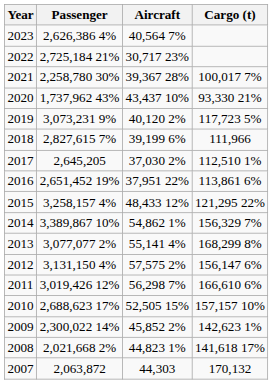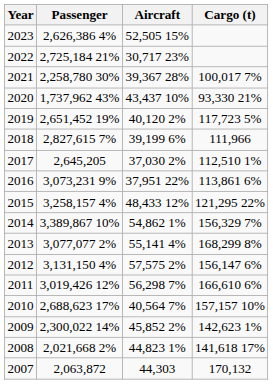(157, 35) 40,564 7% -> (157, 35) 52,505 15%
(80, 118) 3,073,231 9% -> (80, 118) 2,651,452 19%
(80, 181) 2,651,452 19% -> (80, 181) 3,073,231 9%
(157, 306) 52,505 15% -> (157, 306) 40,564 7%
